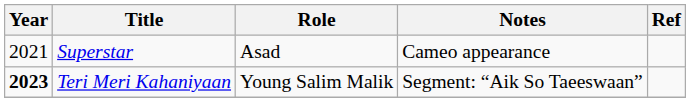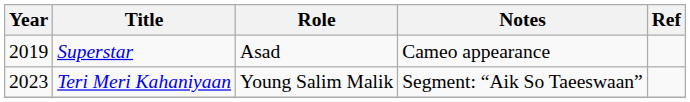(29, 50) 2021 -> (29, 50) 2019
(29, 81) bold -> (29, 81) normal
